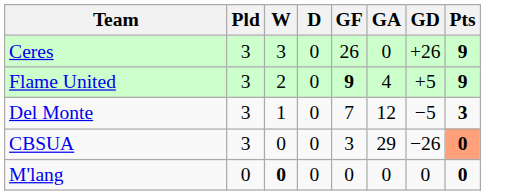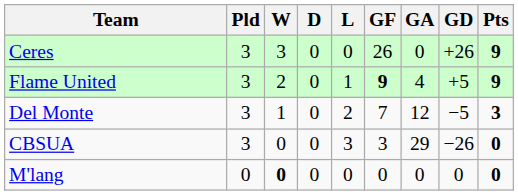+ column: (348, 19)
(463, 143) lightsalmon background -> (496, 143) no background
